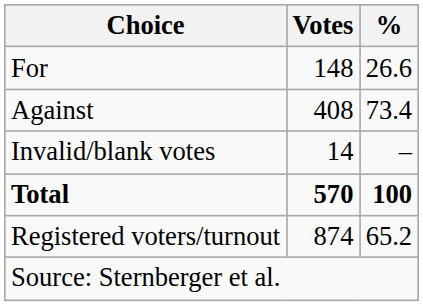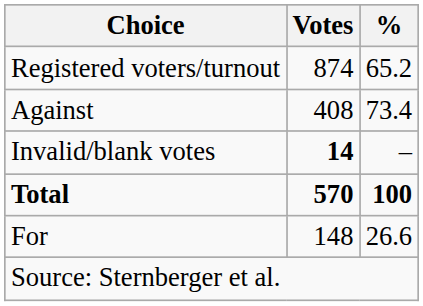rows swapped: (29, 67) <-> (146, 236)
(340, 151) normal -> (340, 151) bold
